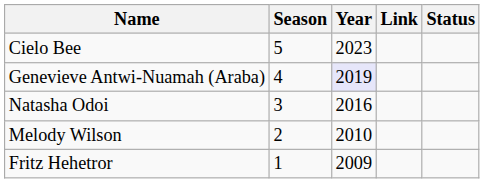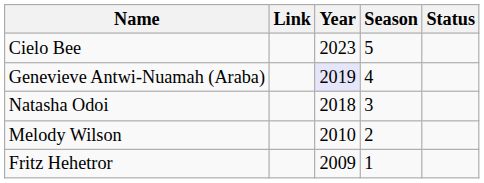columns swapped: (300, 18) <-> (399, 18)
(354, 105) 2016 -> (338, 105) 2018
